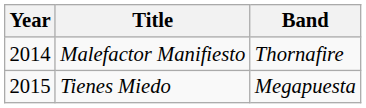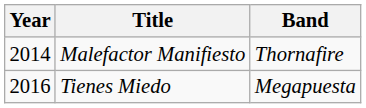(30, 86) 2015 -> (30, 86) 2016
